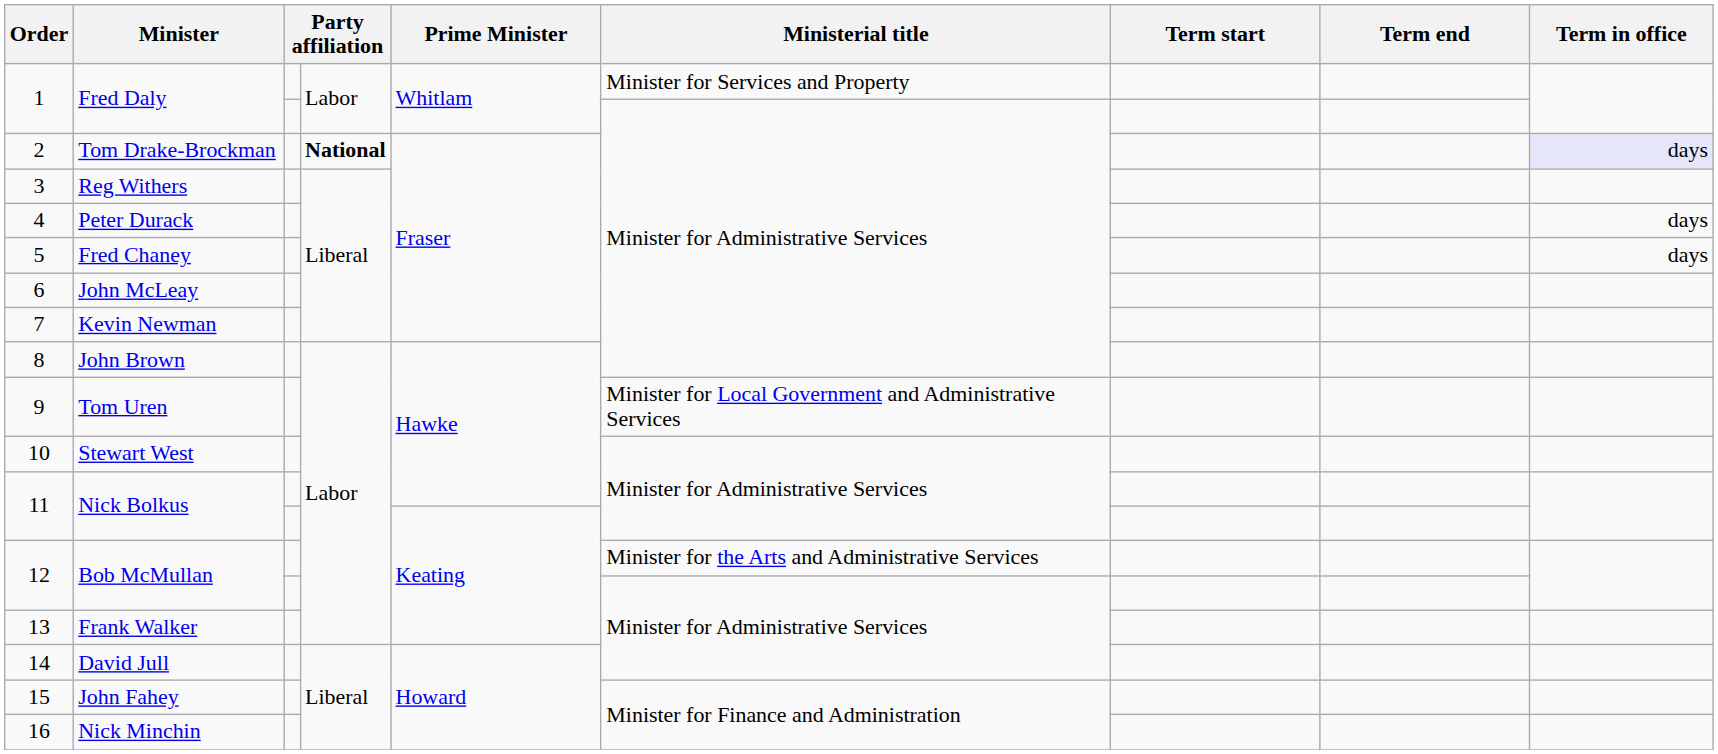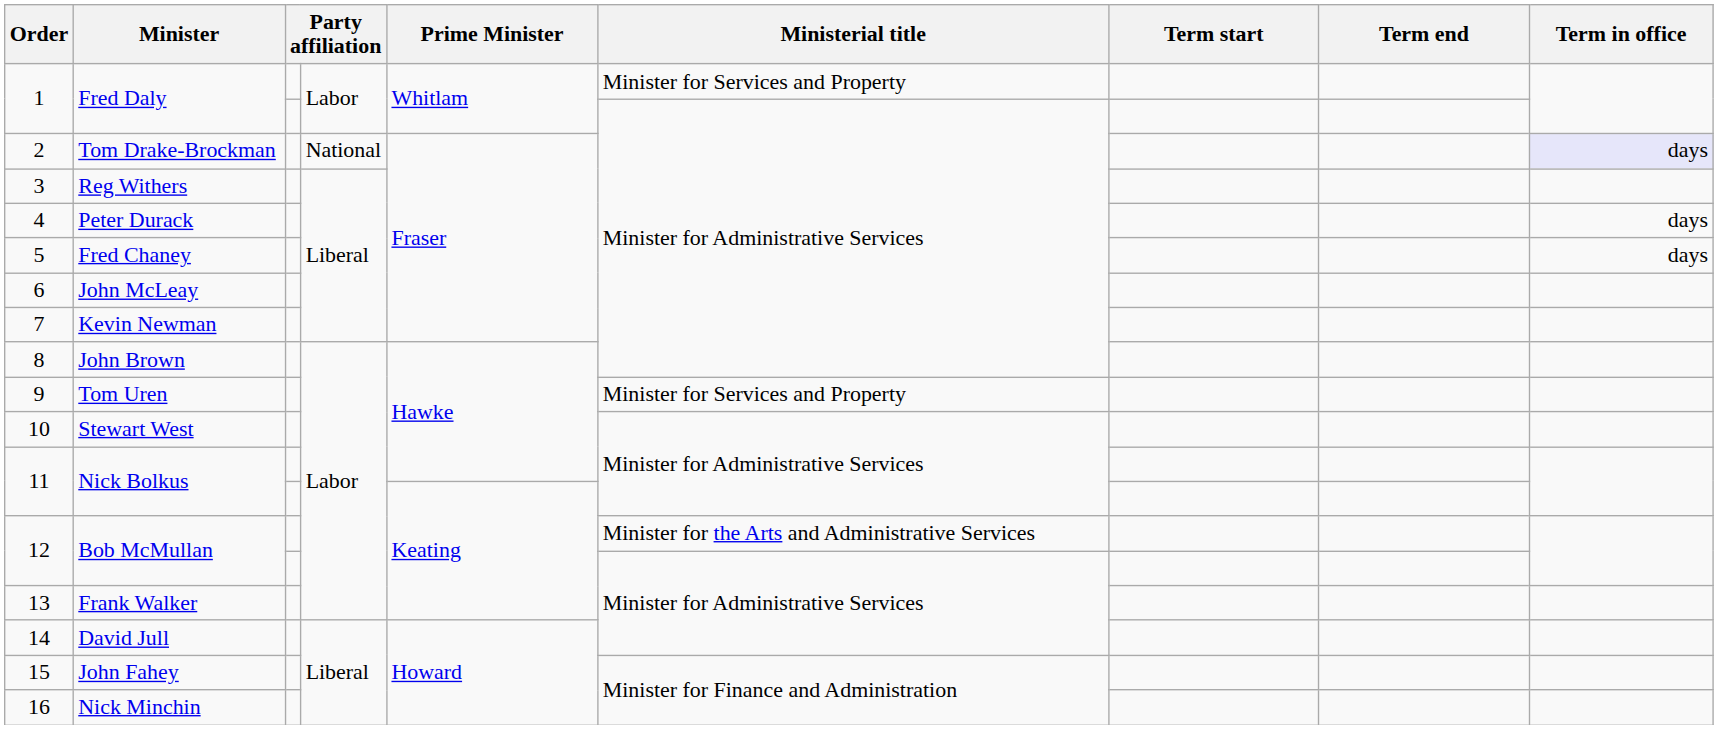(345, 150) bold -> (343, 150) normal
(831, 406) Minister for Local Government and Administrative Services -> (754, 394) Minister for Services and Property
